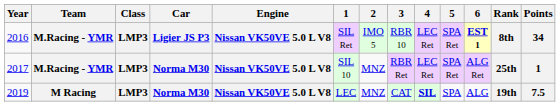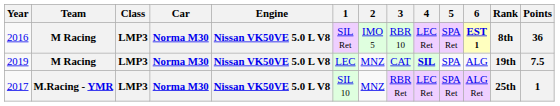(73, 37) M.Racing - YMR -> (73, 37) M Racing
(181, 37) Ligier JS P3 -> (181, 37) Norma M30
(538, 37) 34 -> (538, 37) 36
rows swapped: (18, 68) <-> (18, 92)
